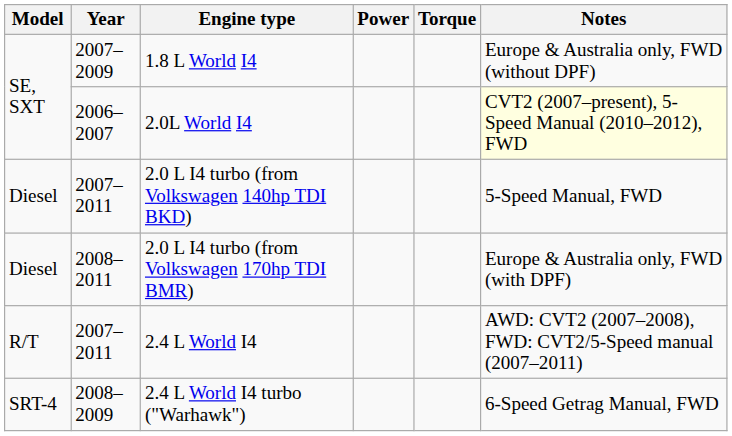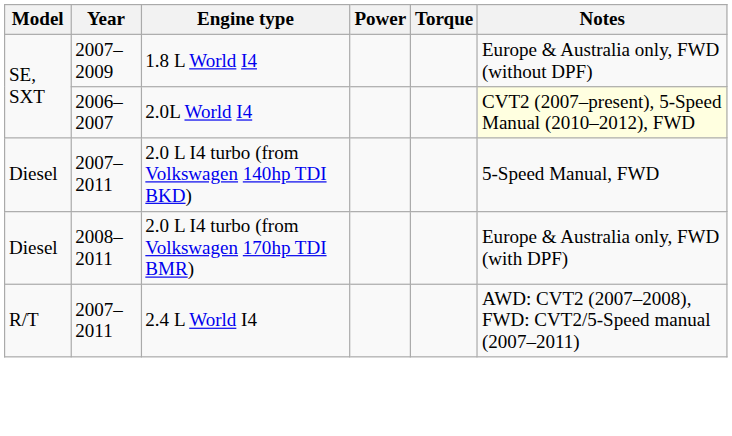- row: (223, 404)
